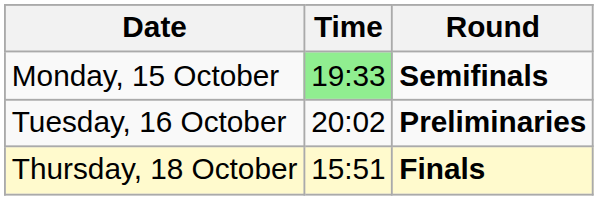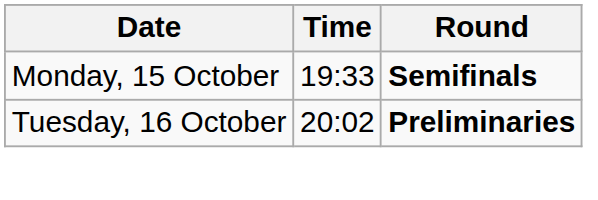(348, 75) lightgreen background -> (337, 75) no background
- row: (155, 169)
